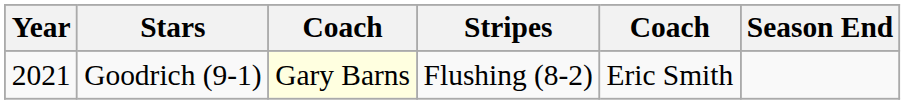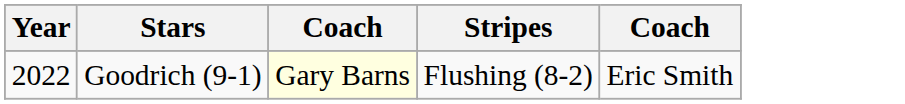- column: (820, 27)
(41, 74) 2021 -> (41, 74) 2022
